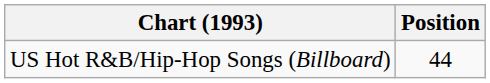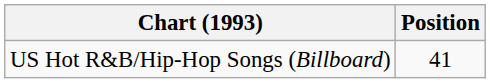(440, 58) 44 -> (440, 58) 41
